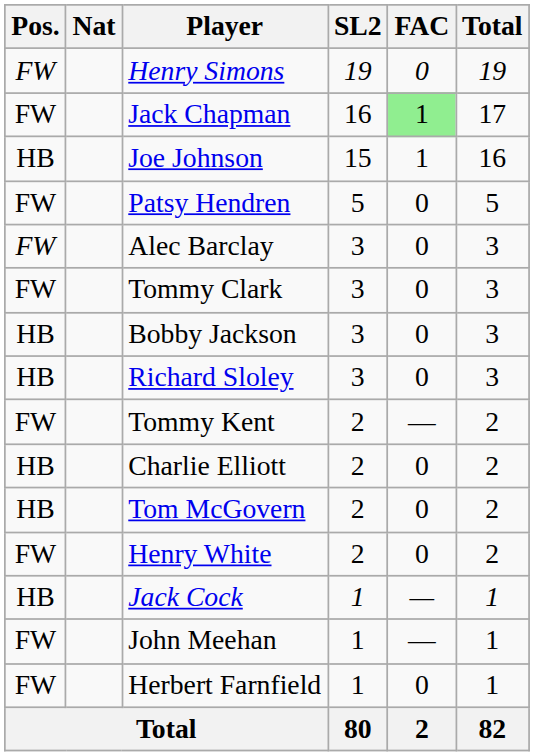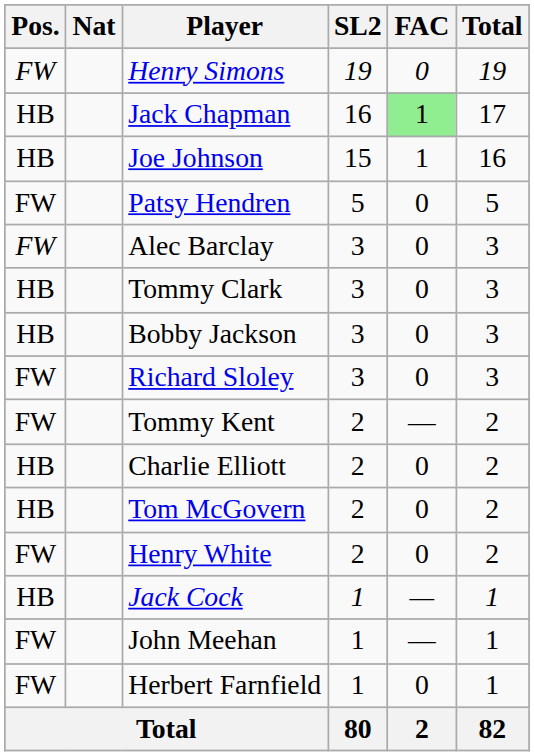(35, 114) FW -> (35, 114) HB
(35, 289) FW -> (35, 289) HB
(35, 377) HB -> (35, 377) FW
